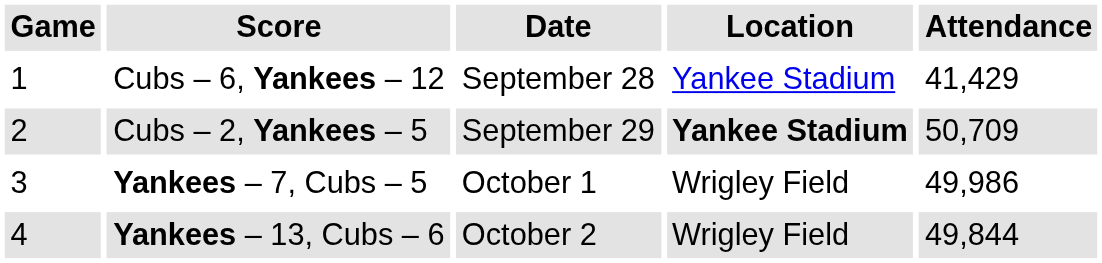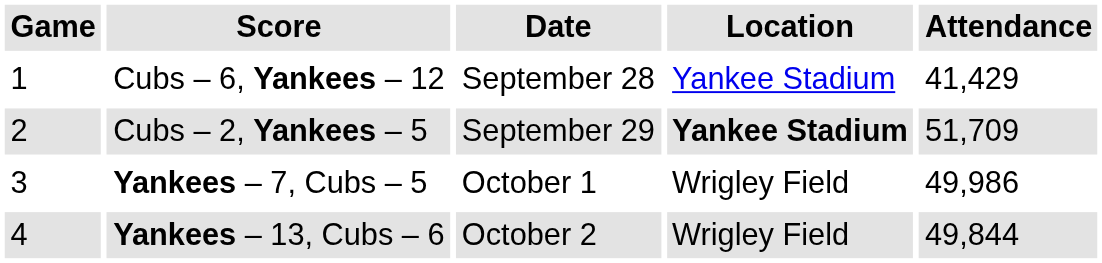(972, 131) 50,709 -> (972, 131) 51,709
